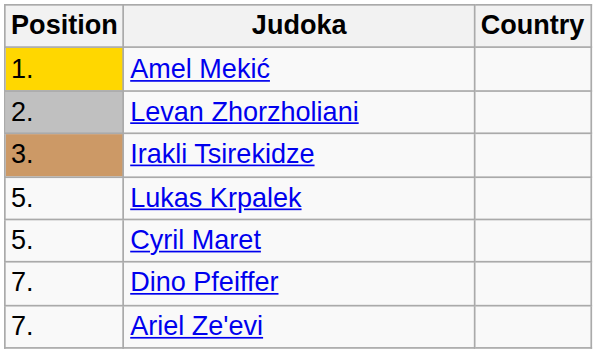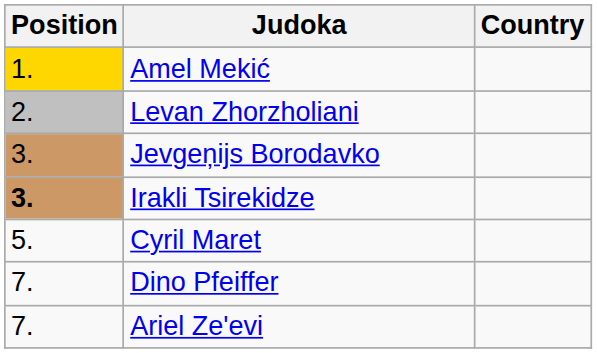+ row: (255, 154)
(22, 154) normal -> (22, 197) bold
- row: (216, 197)
